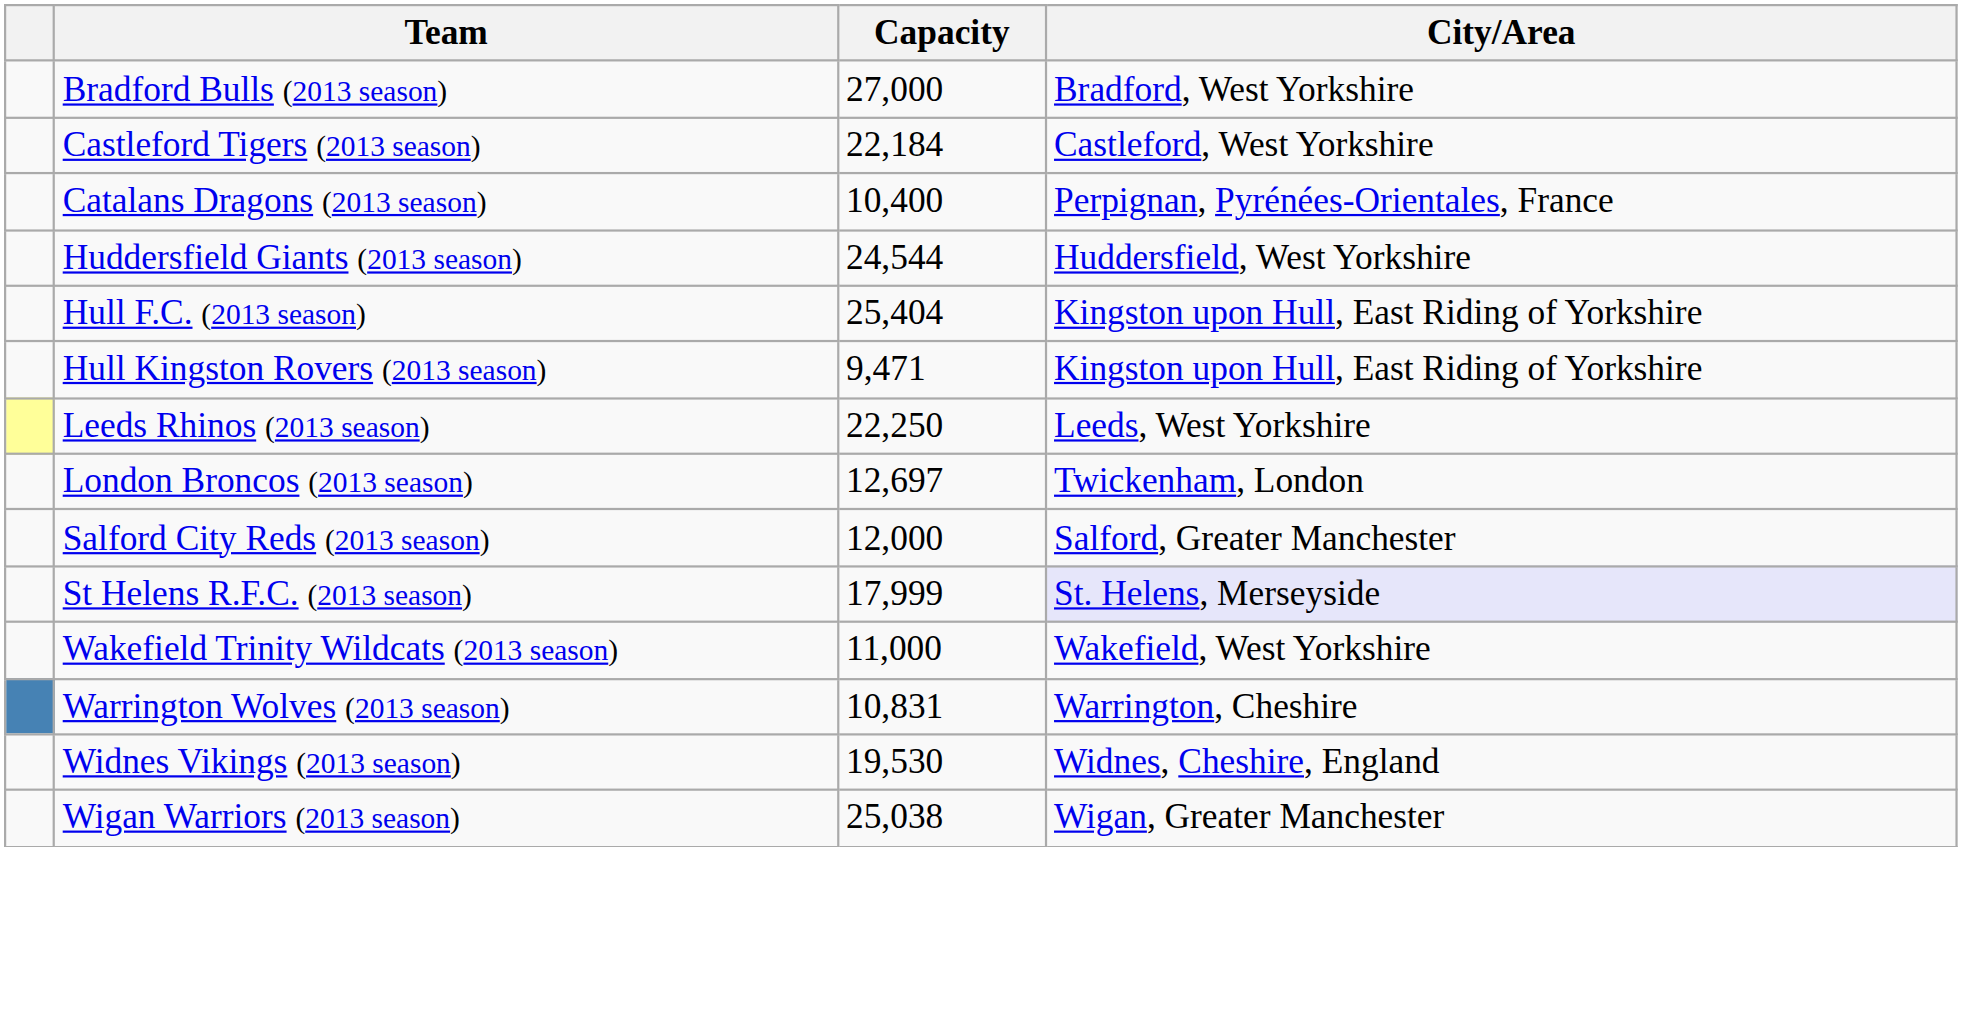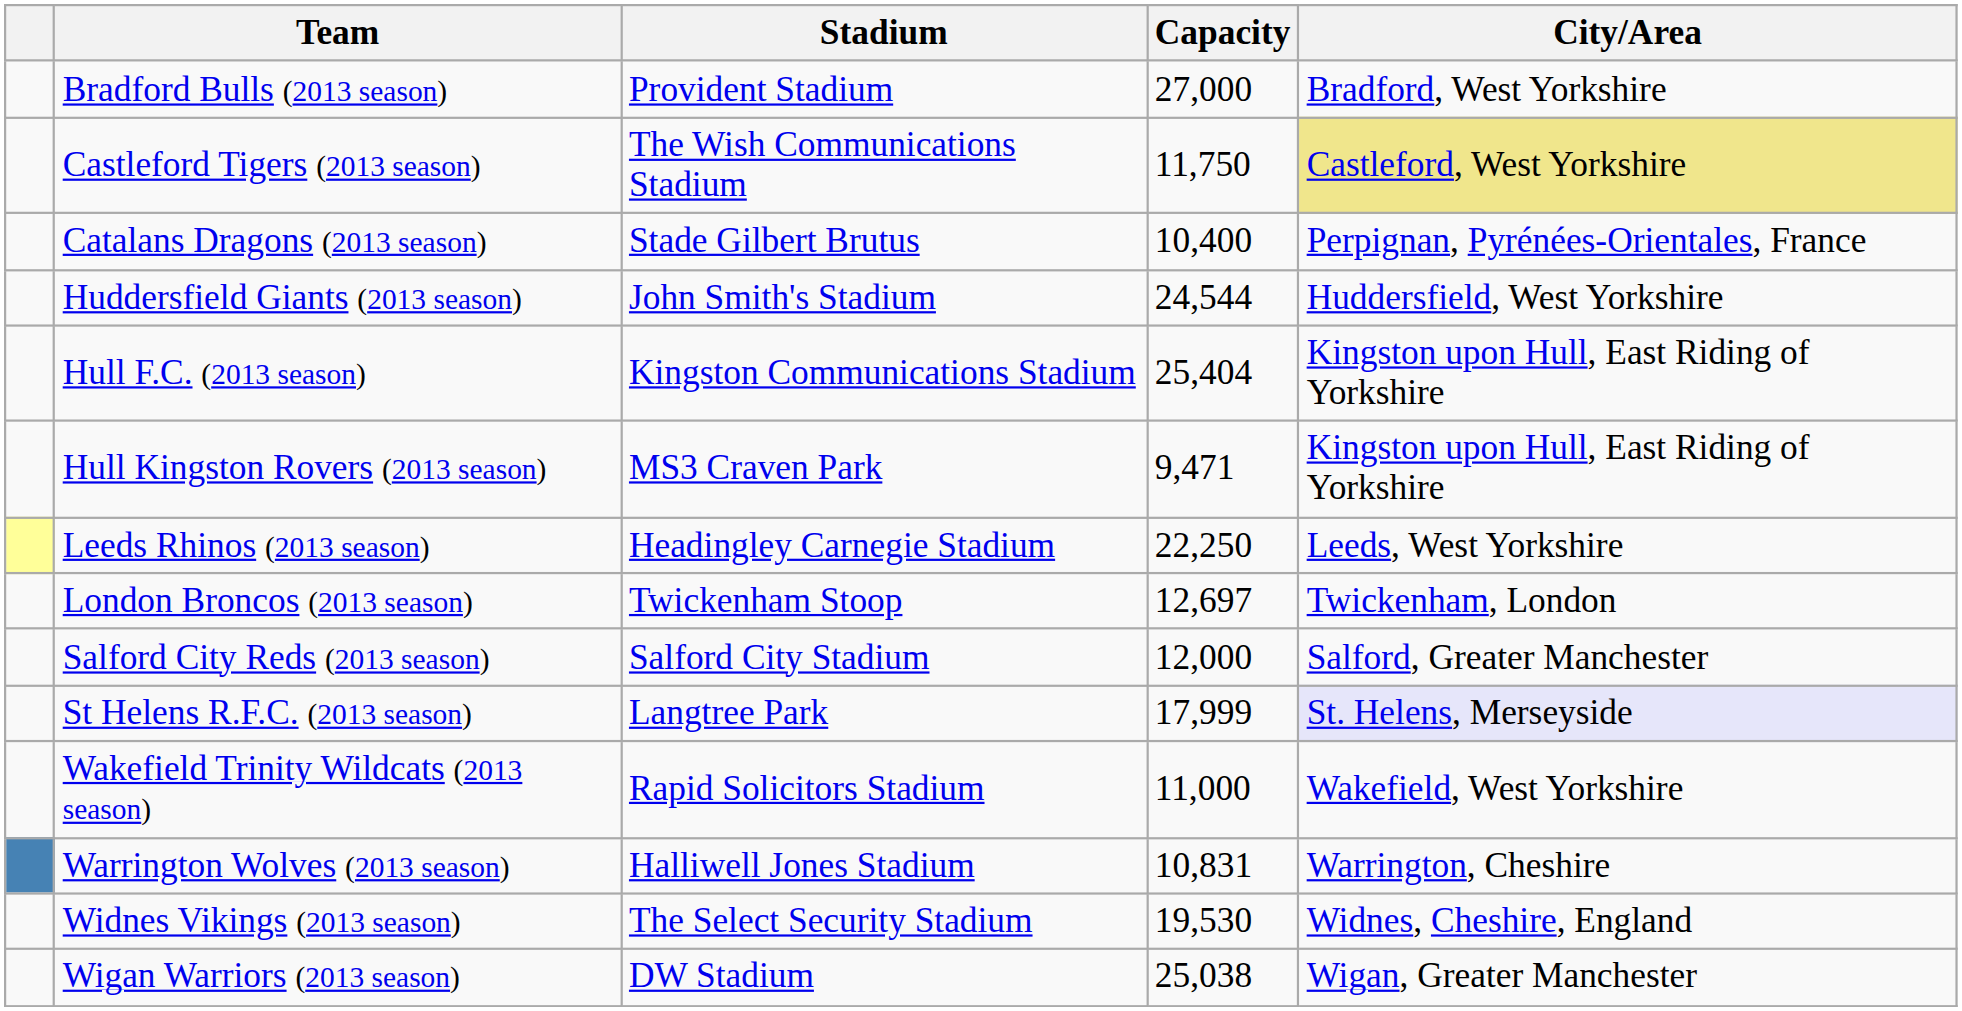+ column: (884, 32)
(895, 144) 22,184 -> (1203, 164) 11,750
(1244, 144) no background -> (1496, 164) khaki background
